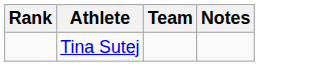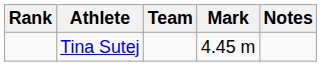+ column: (228, 18)
